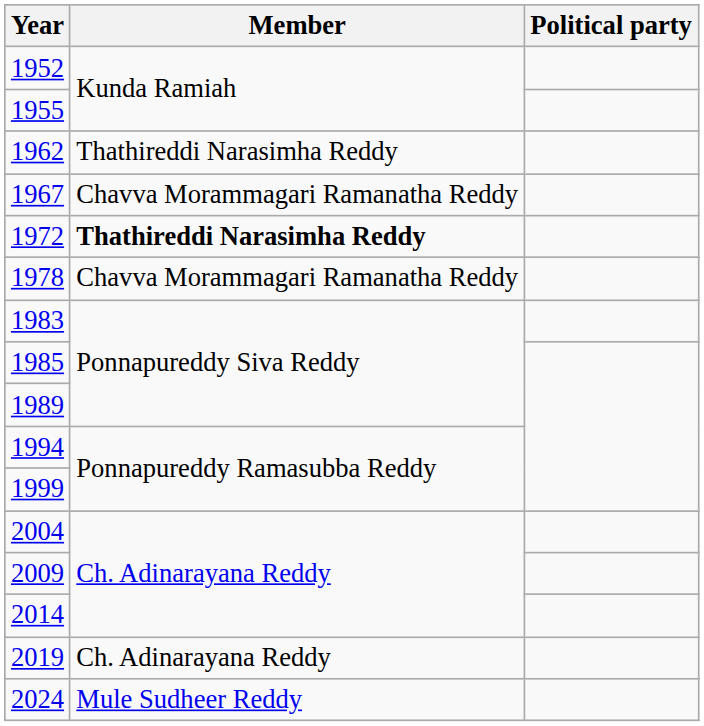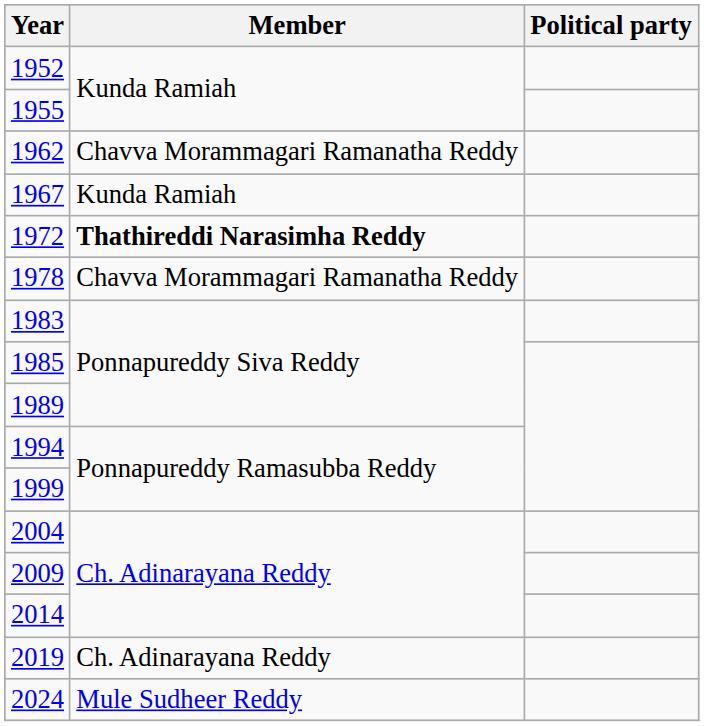(237, 151) Thathireddi Narasimha Reddy -> (297, 151) Chavva Morammagari Ramanatha Reddy
(297, 194) Chavva Morammagari Ramanatha Reddy -> (156, 194) Kunda Ramiah
